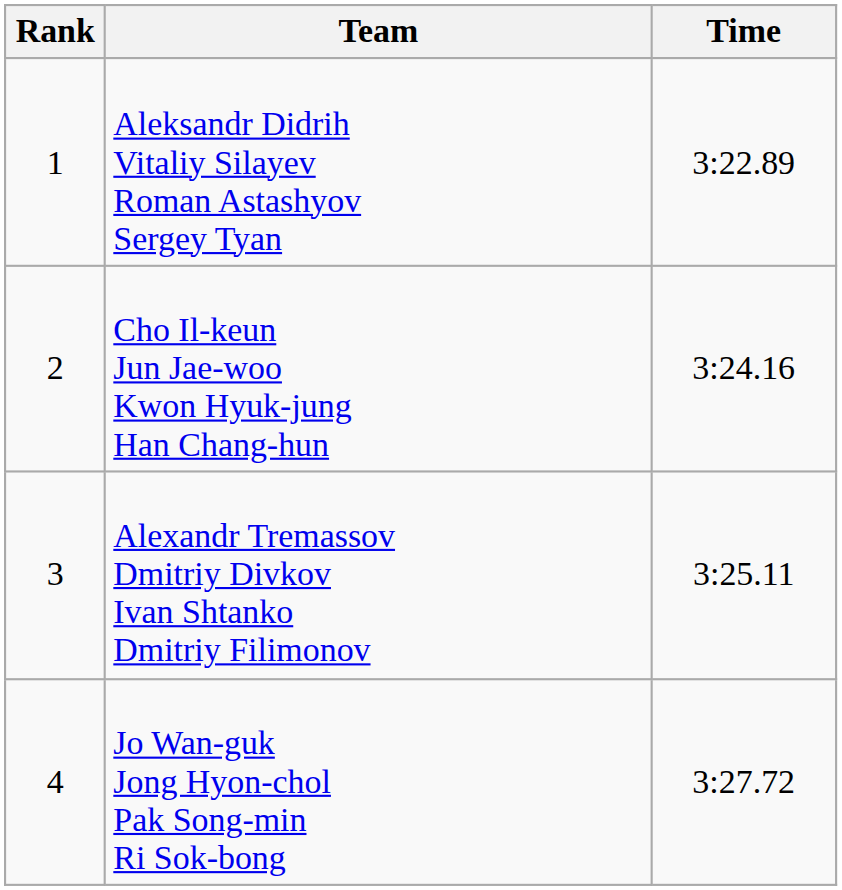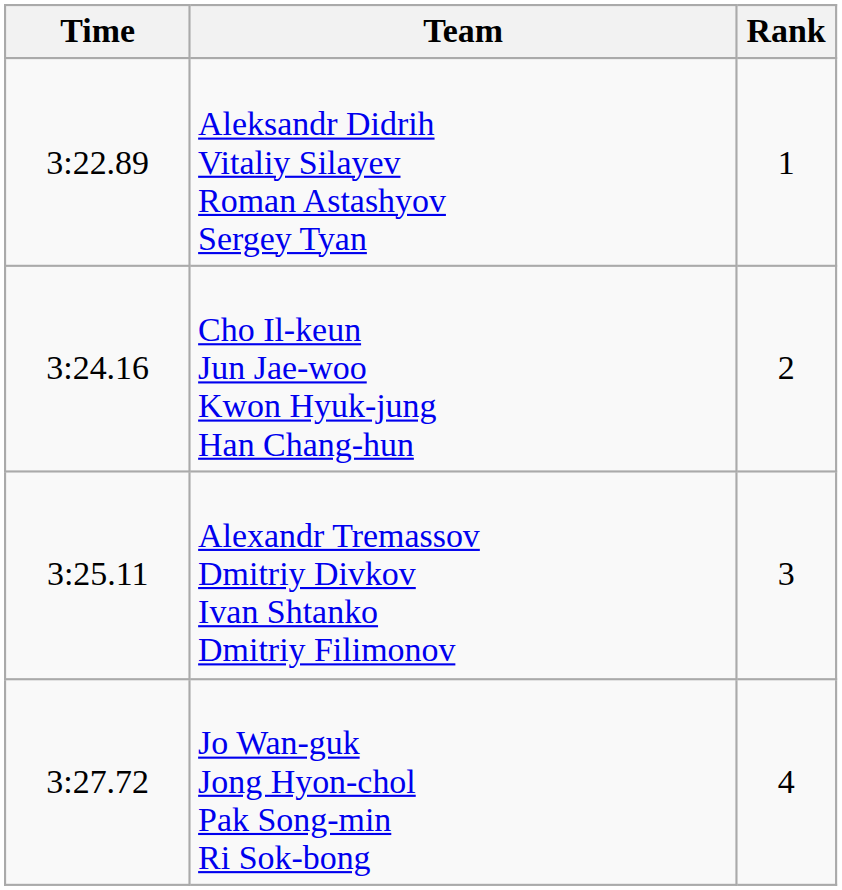columns swapped: (55, 31) <-> (744, 31)
